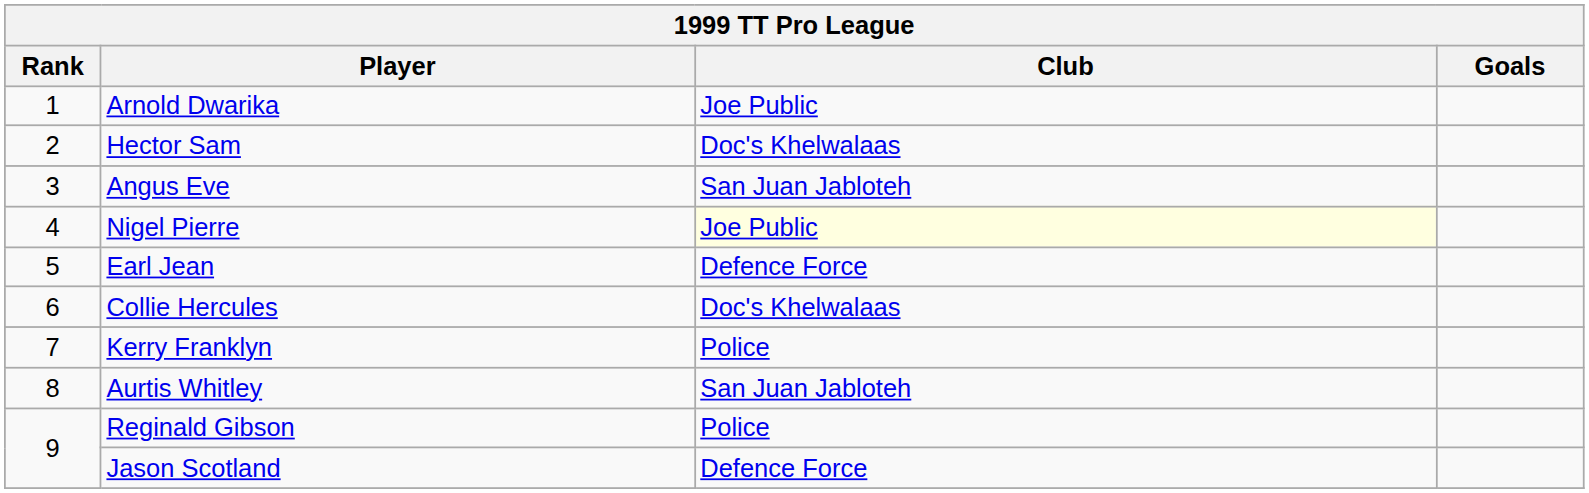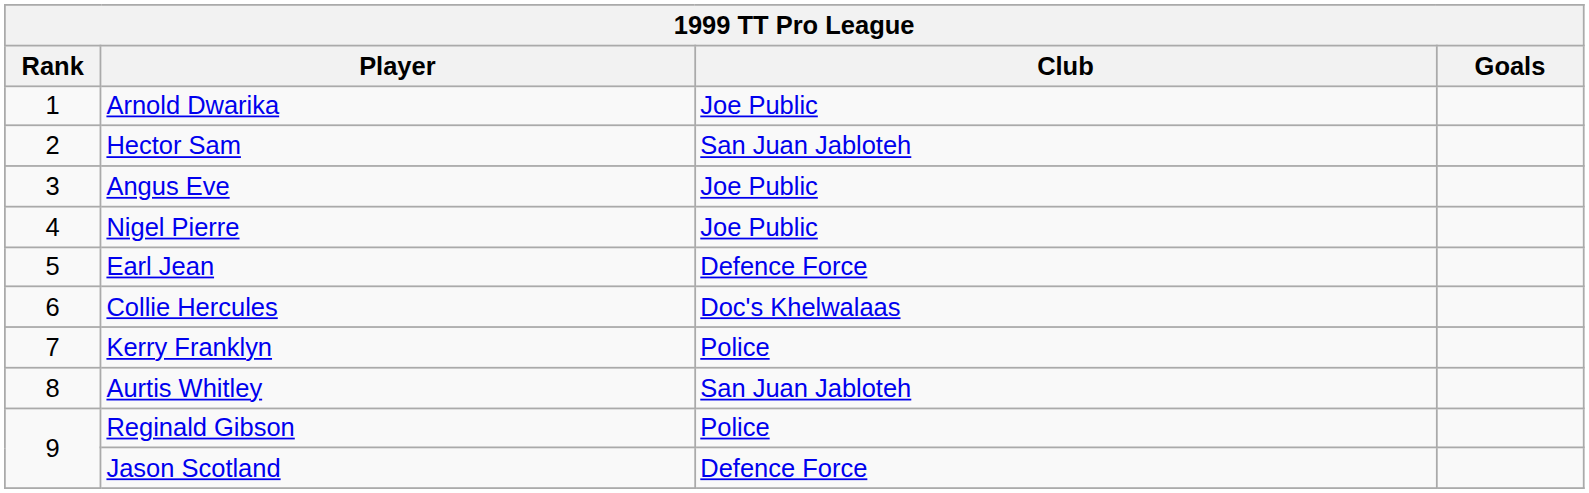(800, 146) Doc's Khelwalaas -> (806, 146) San Juan Jabloteh
(806, 186) San Juan Jabloteh -> (759, 186) Joe Public
(759, 227) lightyellow background -> (759, 227) no background
